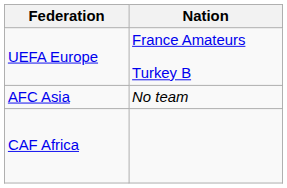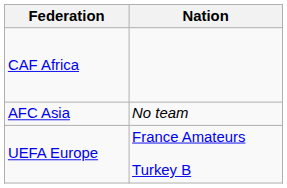rows swapped: (43, 145) <-> (53, 56)
